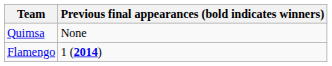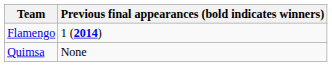rows swapped: (31, 52) <-> (26, 33)
